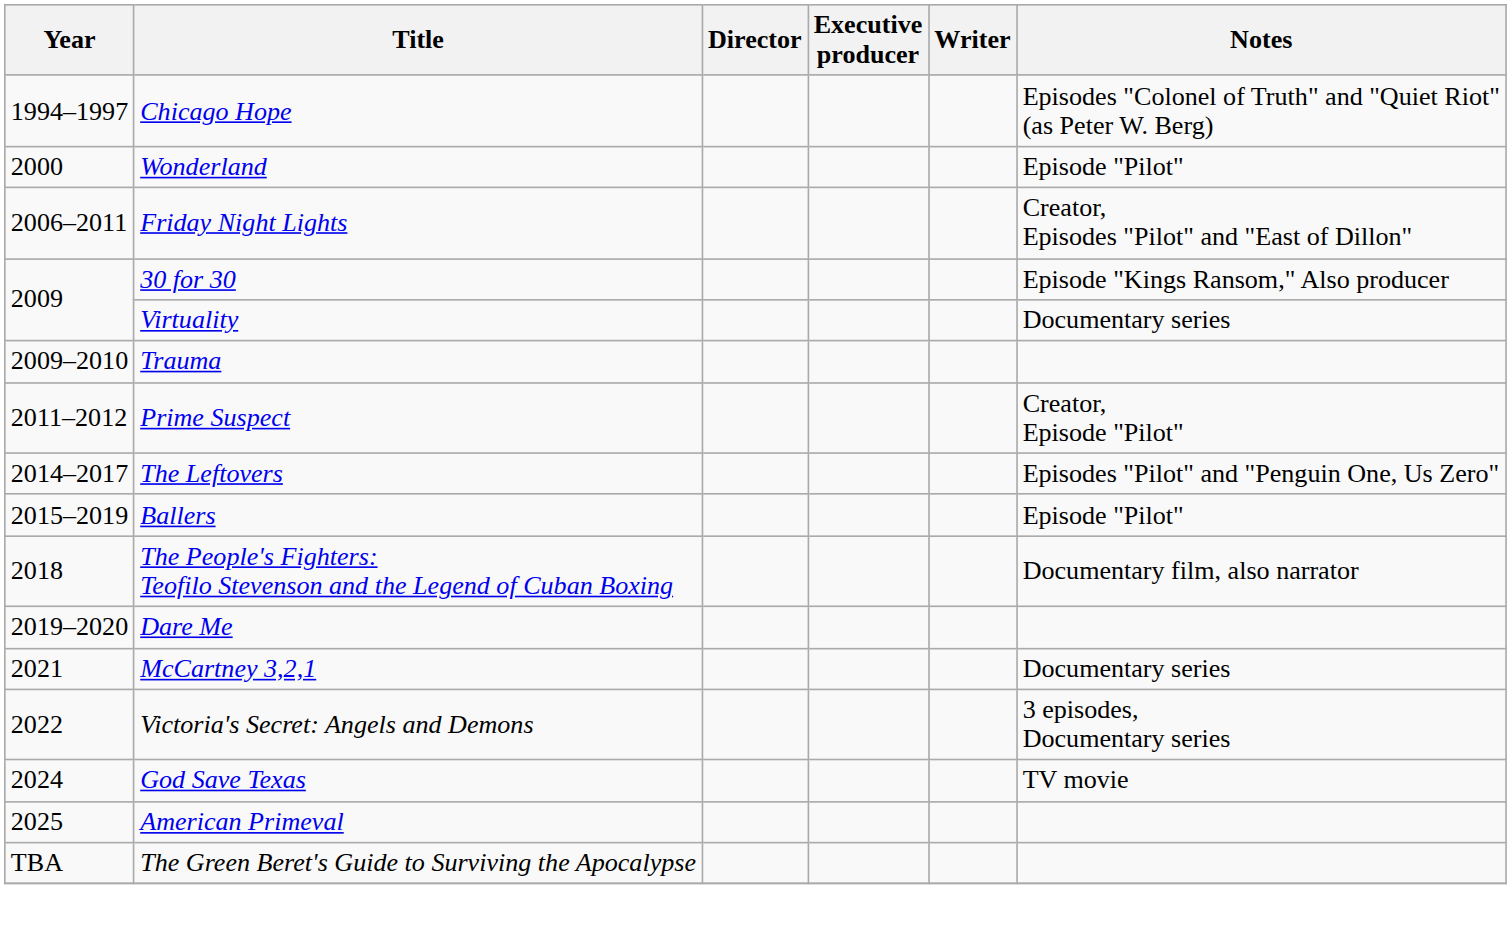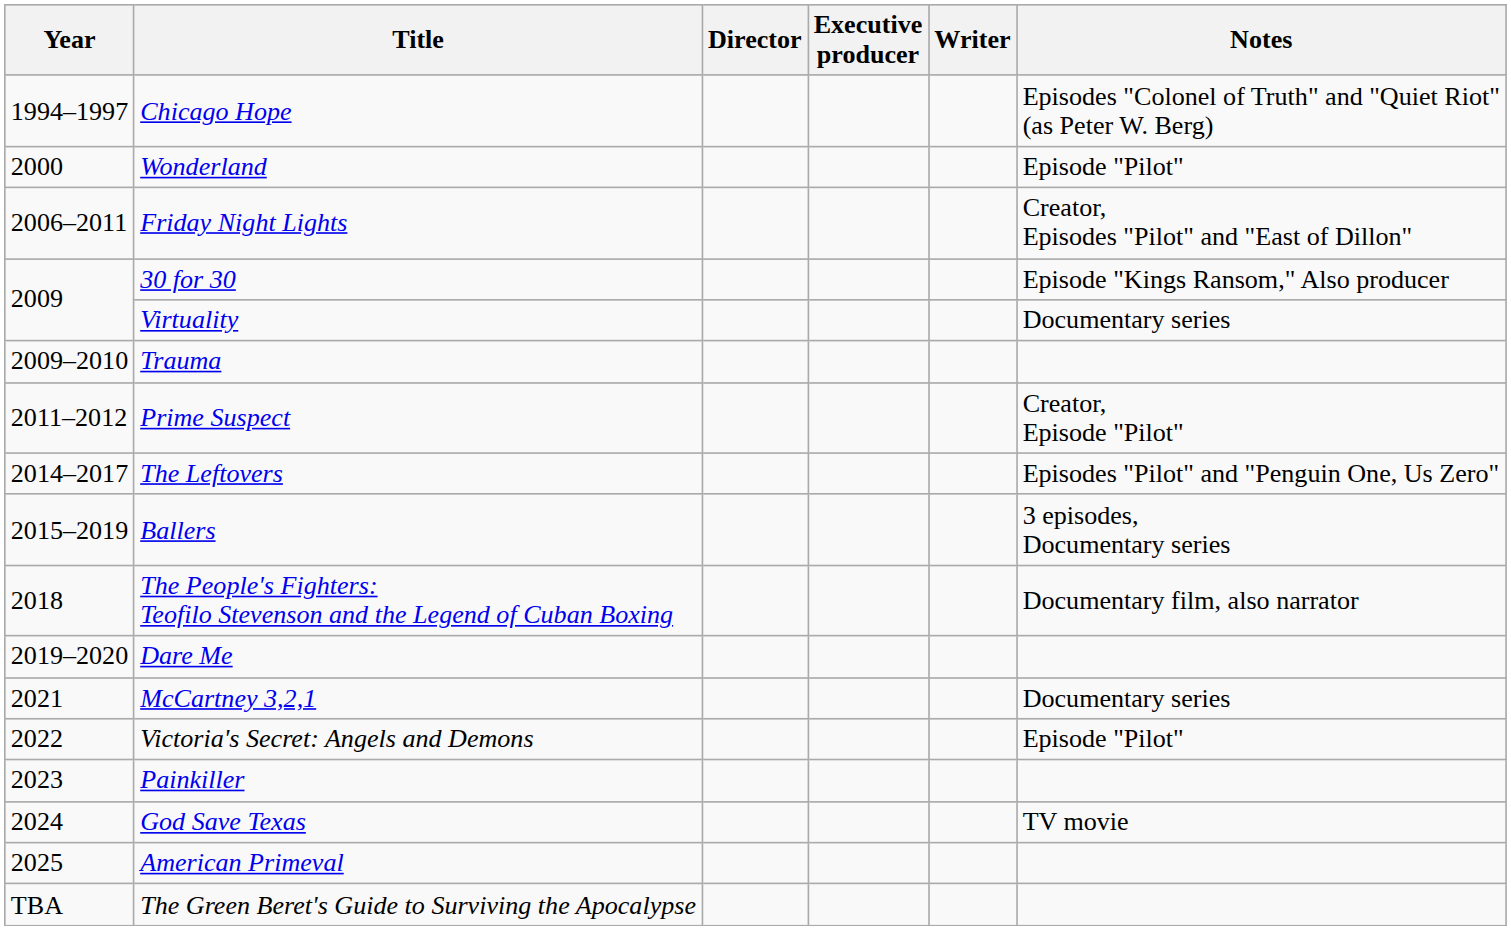(1103, 514) Episode "Pilot" -> (1127, 529) 3 episodes, Documentary series
(1127, 724) 3 episodes, Documentary series -> (1103, 738) Episode "Pilot"
+ row: (192, 780)
